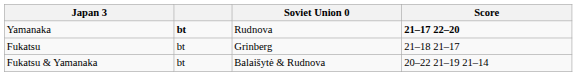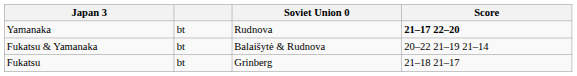(181, 29) bold -> (181, 29) normal
rows swapped: (23, 46) <-> (52, 63)
